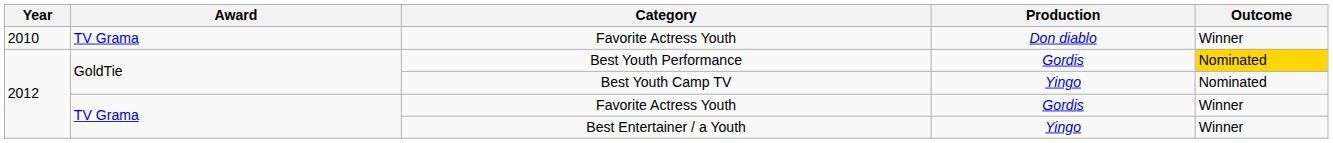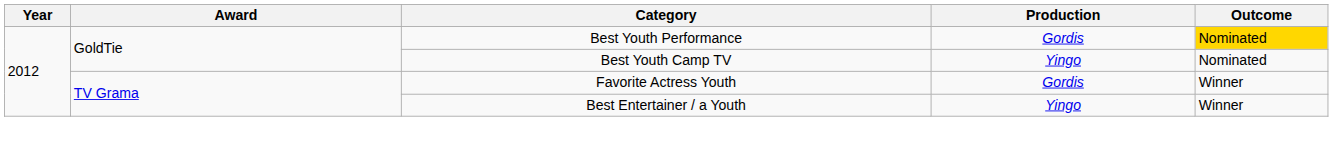- row: (666, 37)
